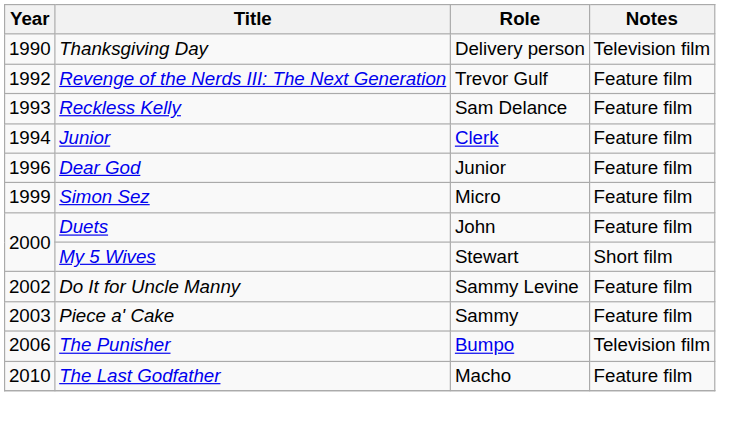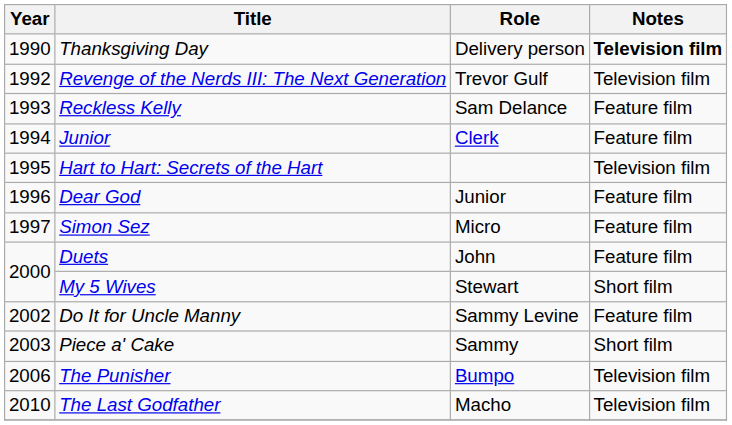(652, 49) normal -> (658, 49) bold
(643, 78) Feature film -> (652, 78) Television film
+ row: (191, 167)
(30, 197) 1999 -> (30, 227) 1997
(643, 316) Feature film -> (633, 345) Short film
(643, 375) Feature film -> (652, 405) Television film
